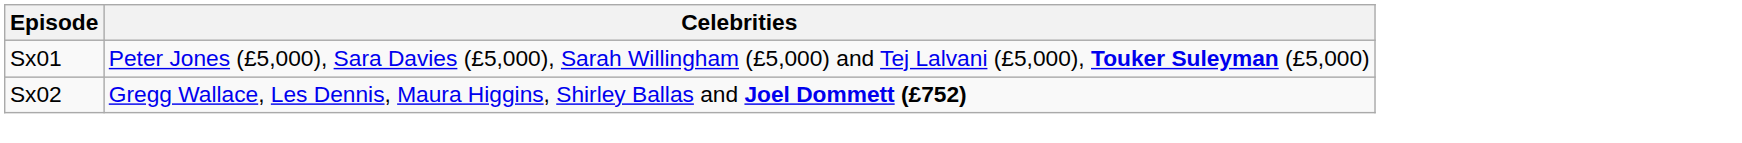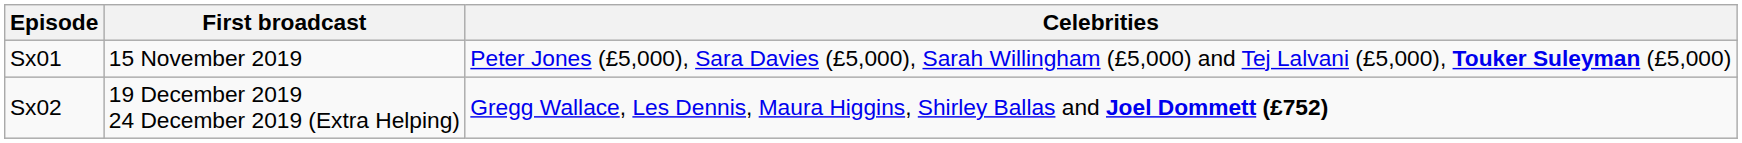+ column: (284, 22)
